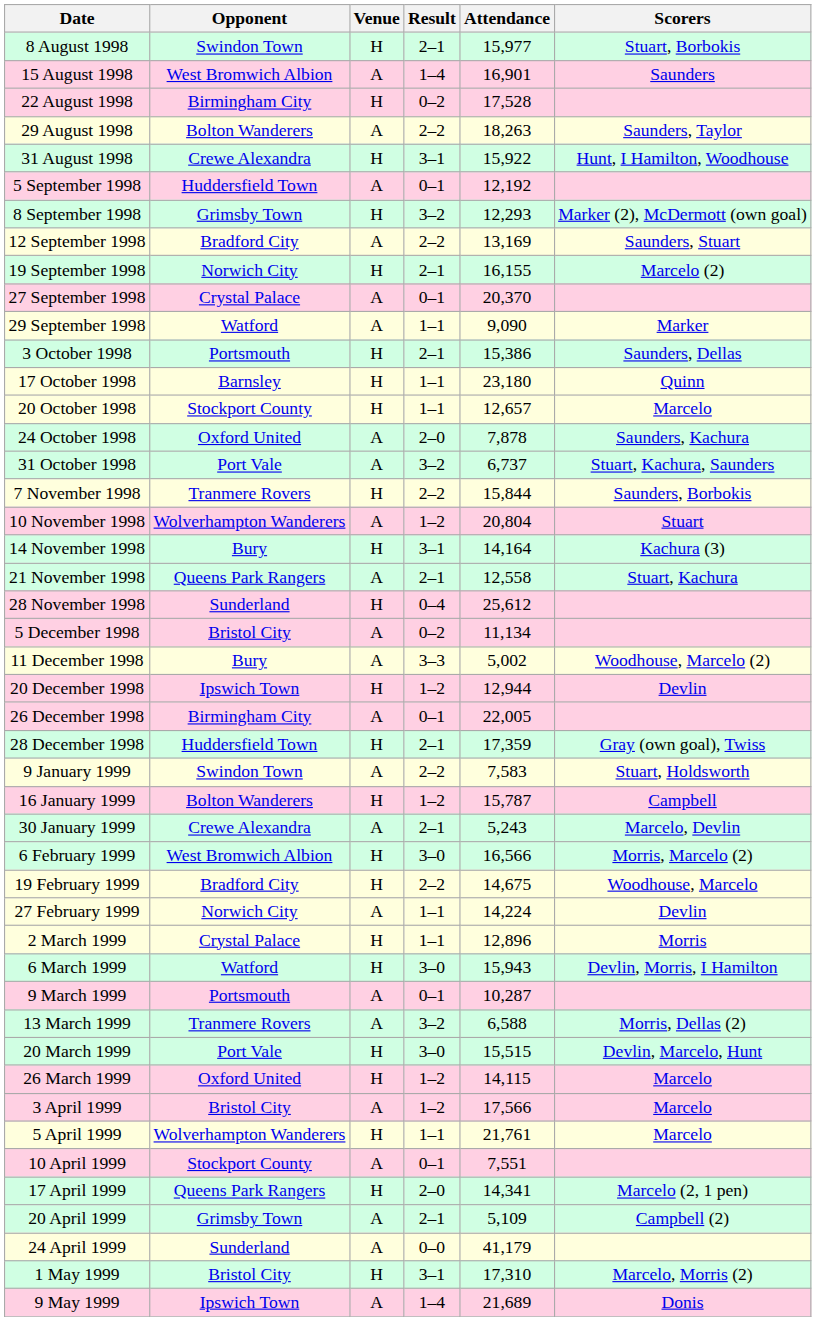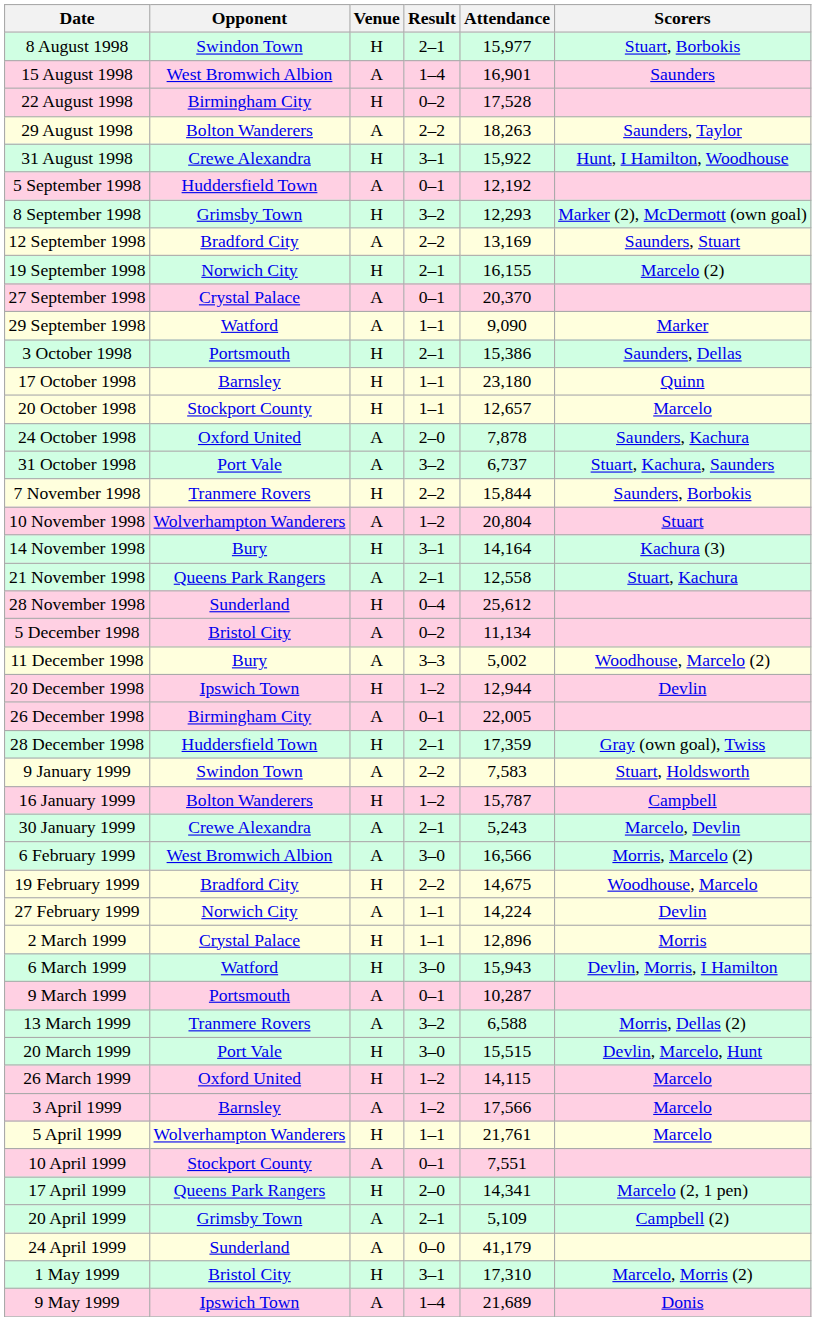(377, 855) H -> (377, 855) A
(250, 1107) Bristol City -> (250, 1107) Barnsley
